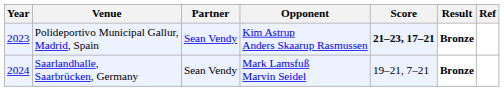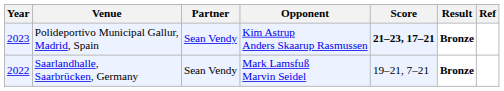(18, 71) 2024 -> (18, 71) 2022
